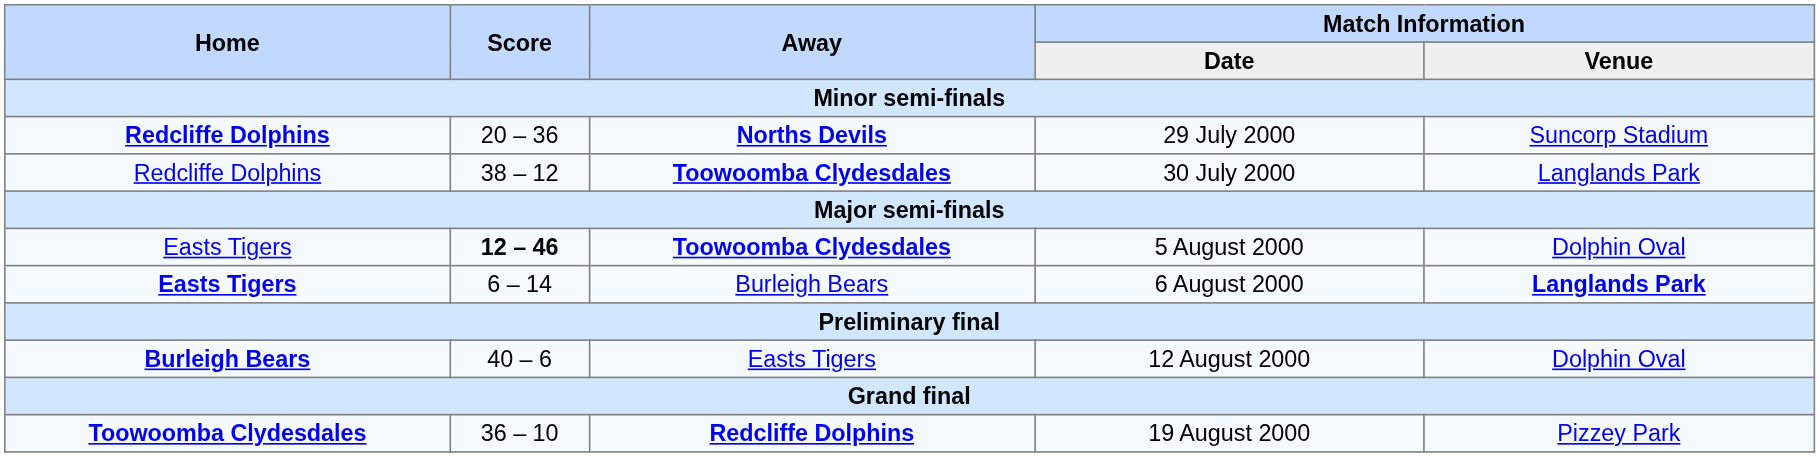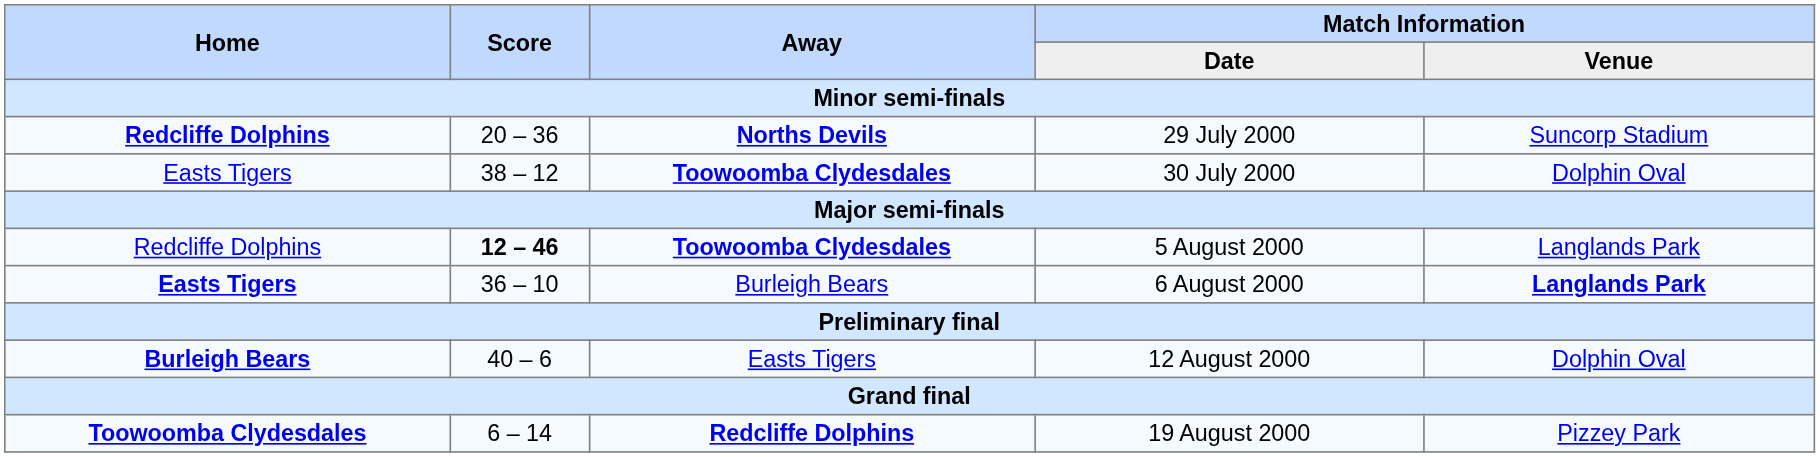(227, 172) Redcliffe Dolphins -> (227, 172) Easts Tigers
(1619, 172) Langlands Park -> (1619, 172) Dolphin Oval
(227, 247) Easts Tigers -> (227, 247) Redcliffe Dolphins
(1619, 247) Dolphin Oval -> (1619, 247) Langlands Park
(520, 284) 6 – 14 -> (520, 284) 36 – 10
(520, 433) 36 – 10 -> (520, 433) 6 – 14
